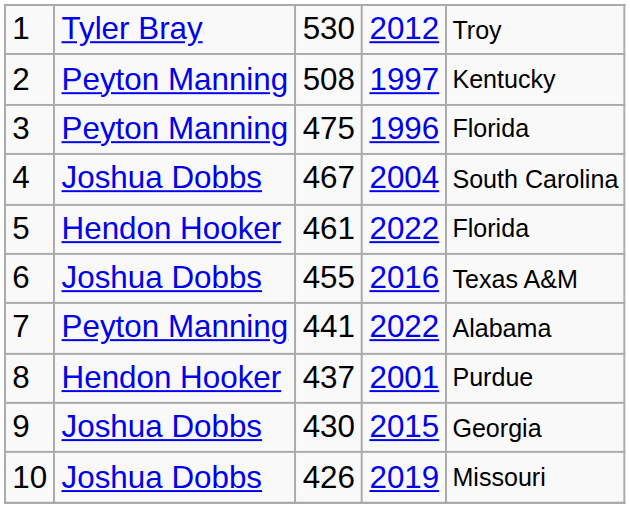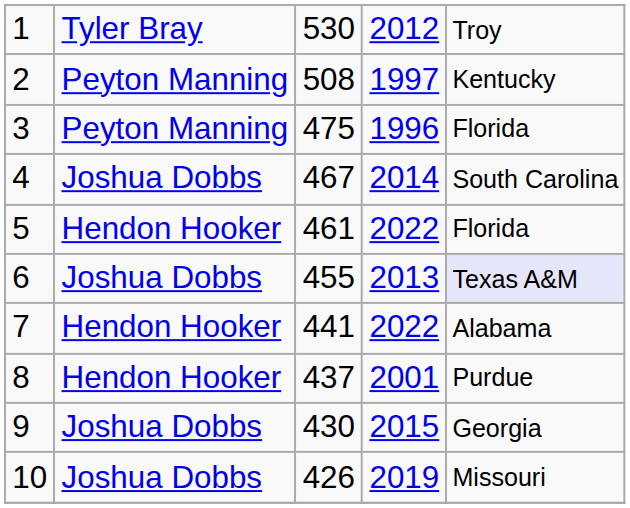(404, 178) 2004 -> (404, 178) 2014
(404, 278) 2016 -> (404, 278) 2013
(515, 279) no background -> (515, 279) lavender background
(175, 327) Peyton Manning -> (171, 327) Hendon Hooker
